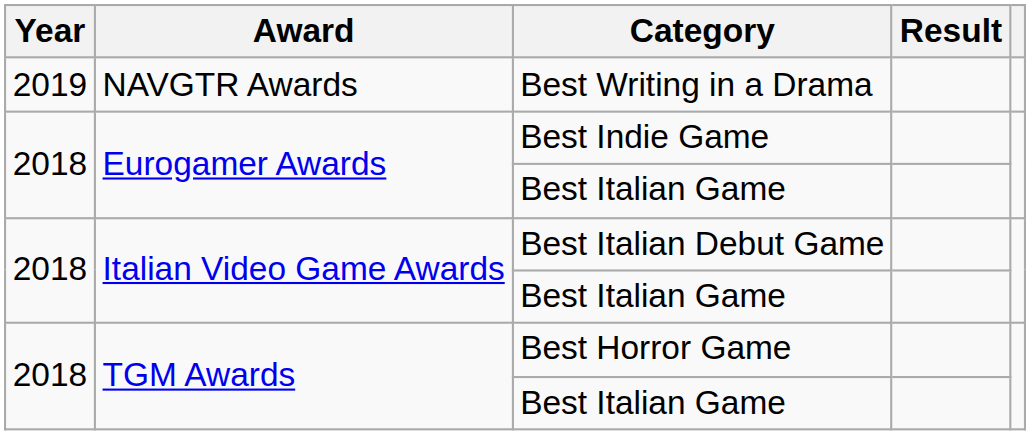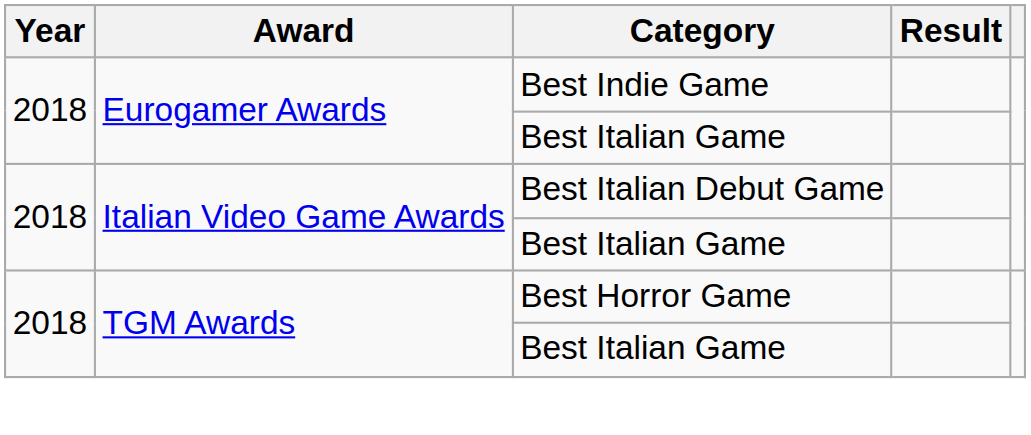- row: (230, 84)
